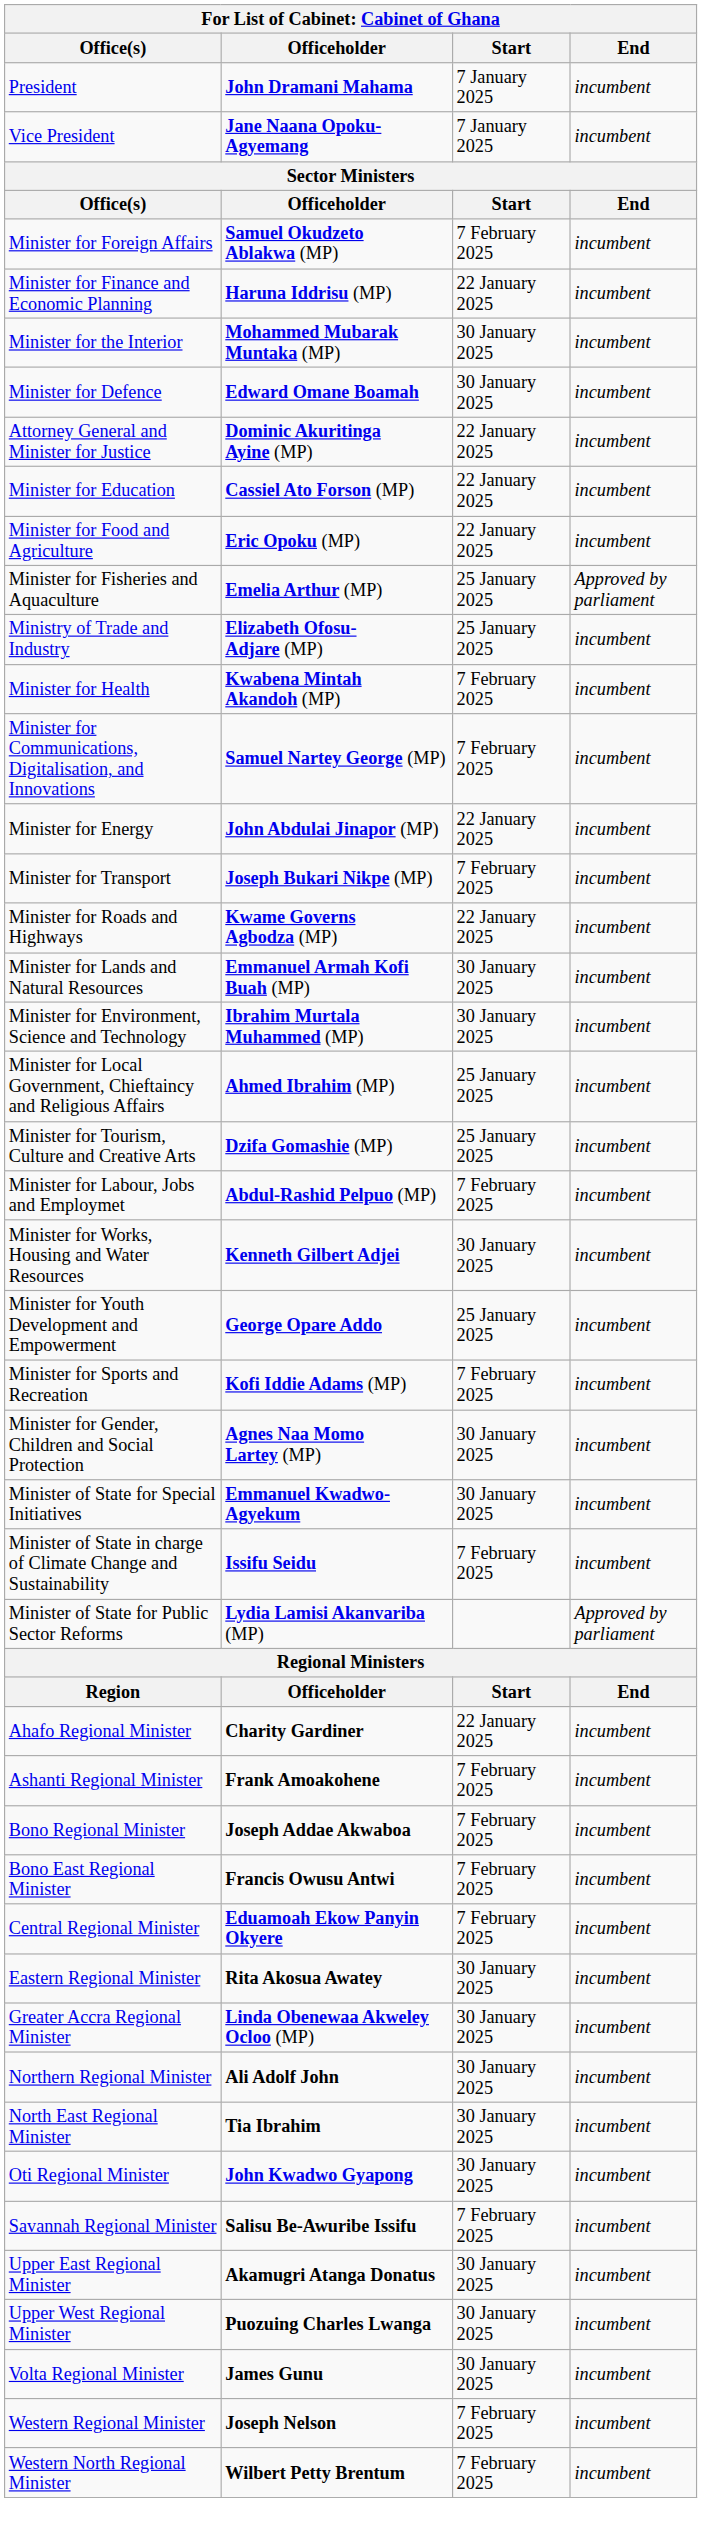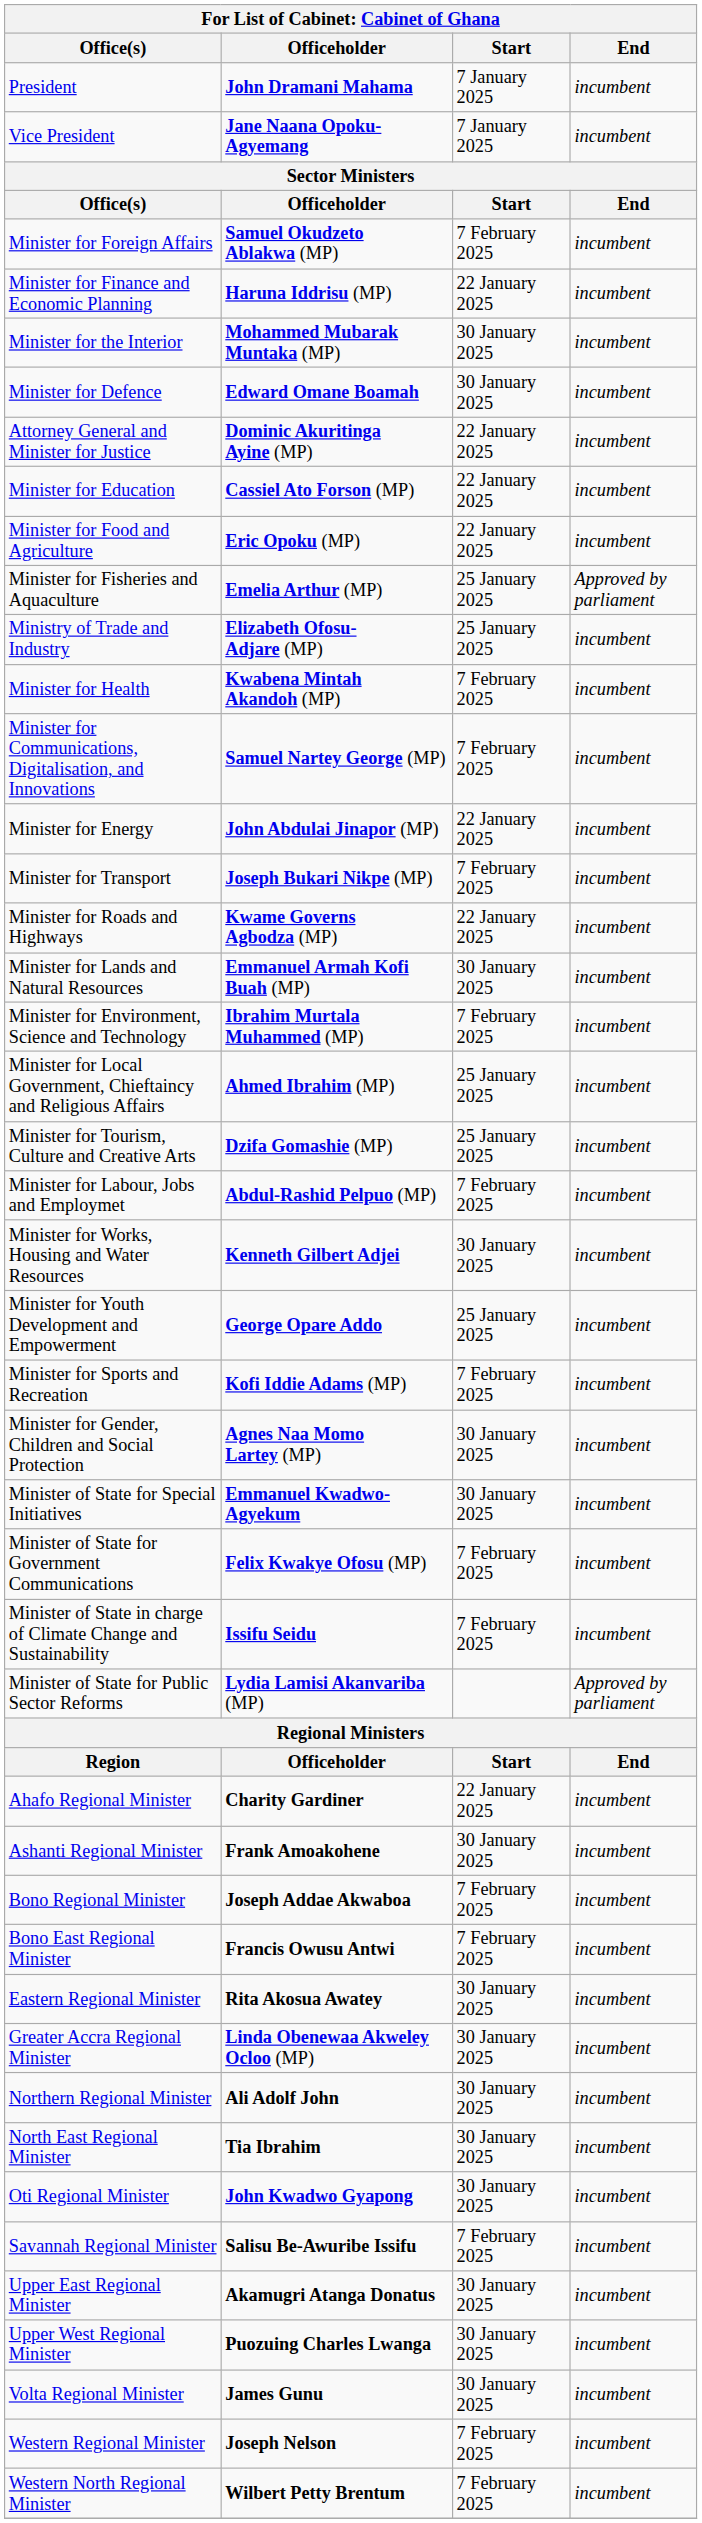(496, 1026) 30 January 2025 -> (496, 1026) 7 February 2025
+ row: (83, 1563)
(496, 1780) 7 February 2025 -> (496, 1850) 30 January 2025
- row: (104, 1928)
